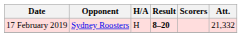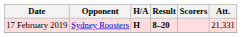(136, 25) normal -> (136, 25) bold
(223, 25) 21,332 -> (223, 25) 21,331
